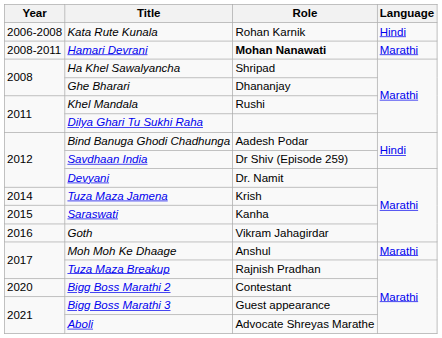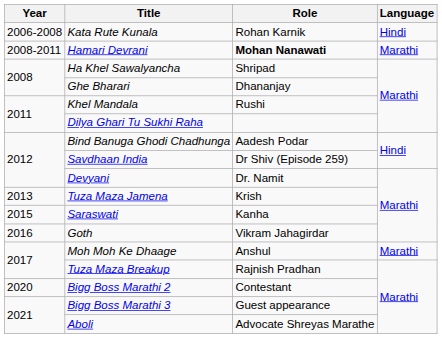(20, 196) 2014 -> (20, 196) 2013
